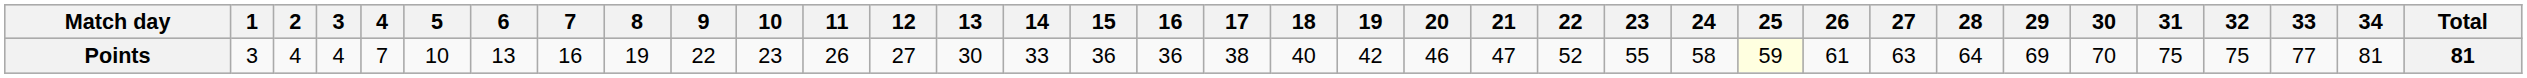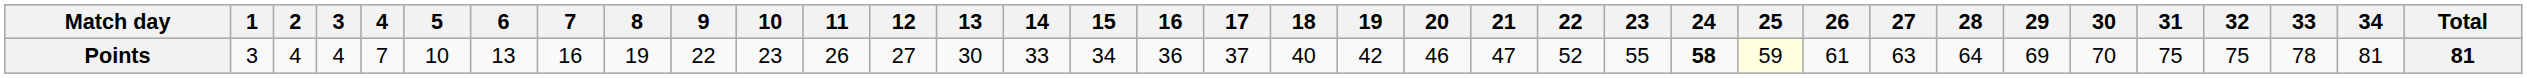(1104, 56) 36 -> (1104, 56) 34
(1237, 56) 38 -> (1237, 56) 37
(1704, 56) normal -> (1704, 56) bold
(2304, 56) 77 -> (2304, 56) 78
